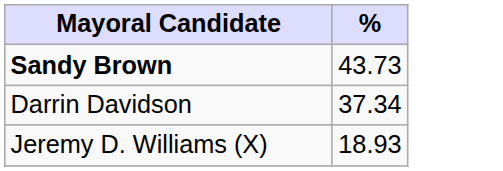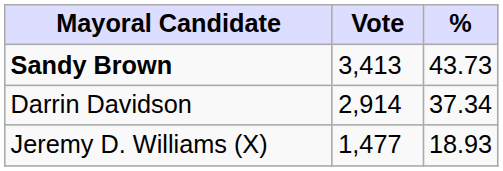+ column: (378, 24)
